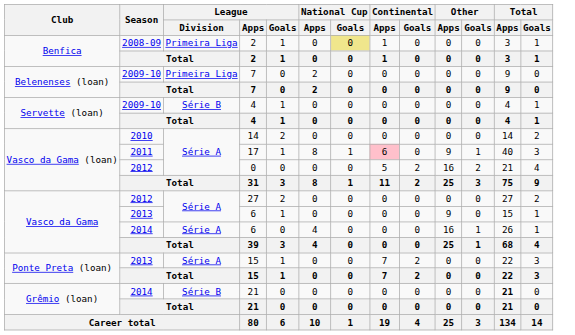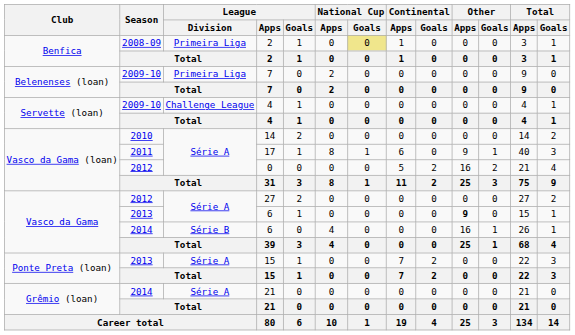(202, 106) Série B -> (210, 106) Challenge League
(385, 152) pink background -> (401, 152) no background
(449, 214) normal -> (465, 214) bold
(202, 230) Série A -> (210, 230) Série B
(202, 292) Série B -> (210, 292) Série A
(507, 292) bold -> (524, 292) normal
